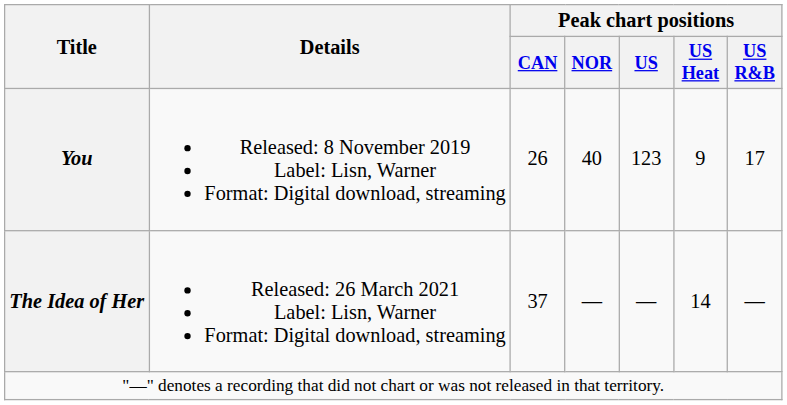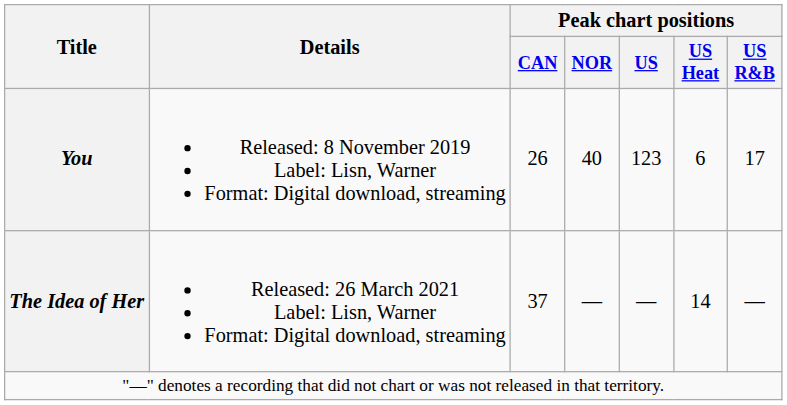(700, 159) 9 -> (700, 159) 6
